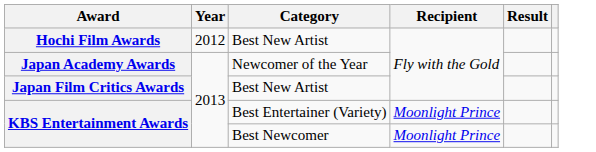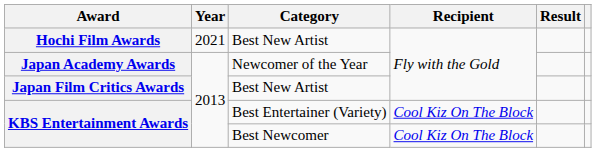(210, 40) 2012 -> (210, 40) 2021
(447, 111) Moonlight Prince -> (463, 111) Cool Kiz On The Block
(447, 135) Moonlight Prince -> (463, 135) Cool Kiz On The Block
